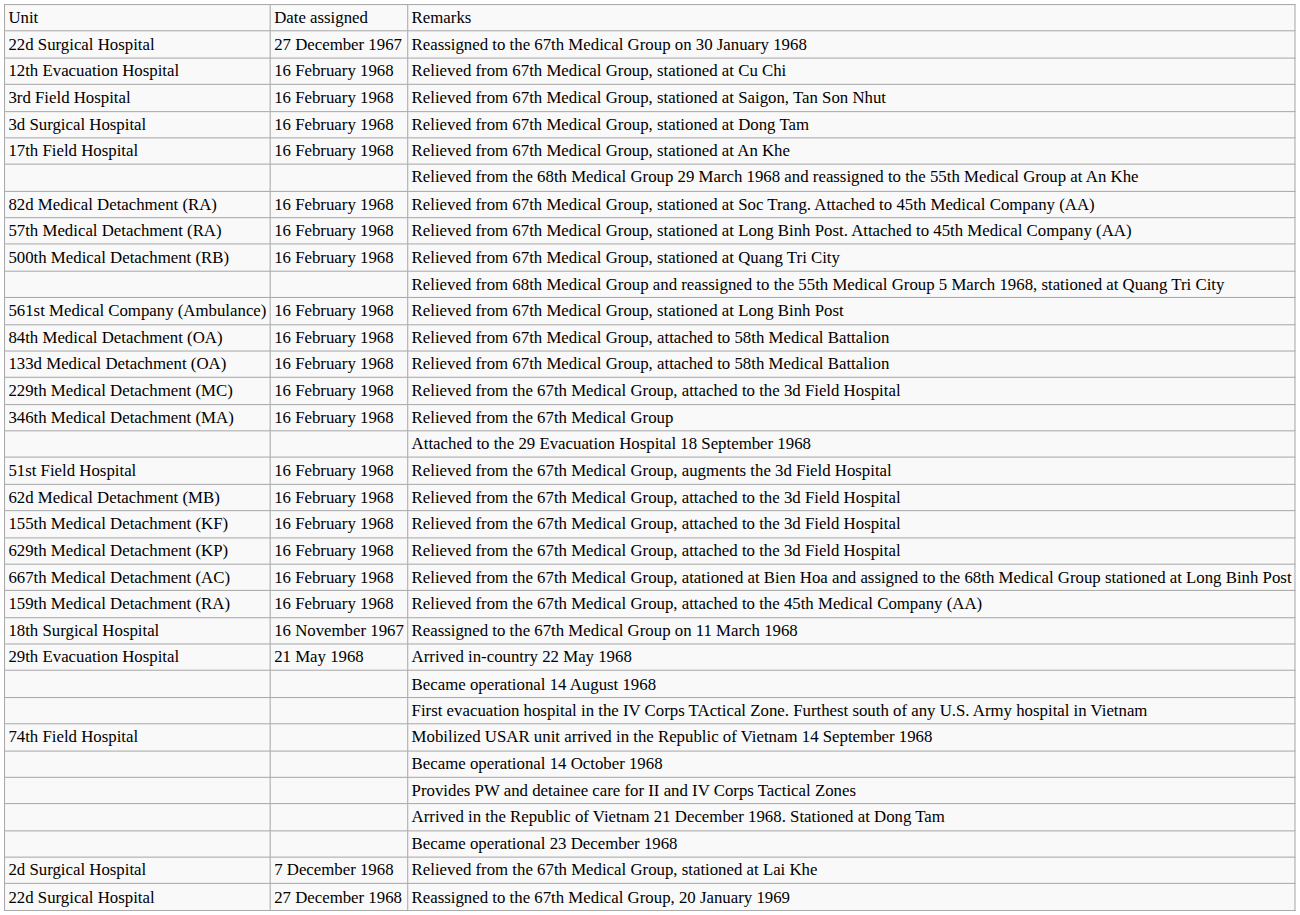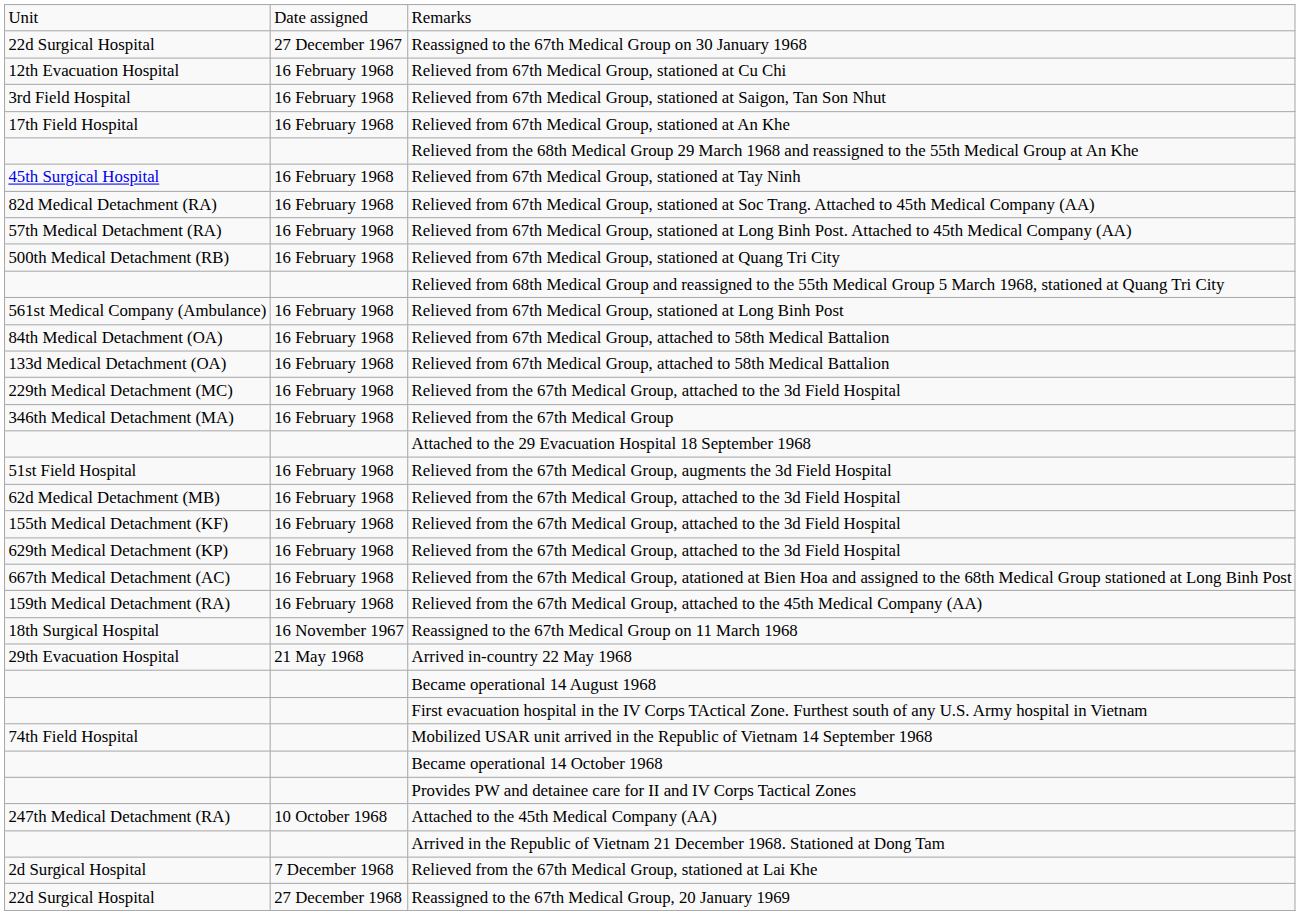- row: (77, 124)
+ row: (84, 177)
+ row: (119, 817)
- row: (137, 844)
